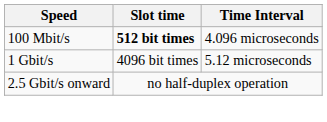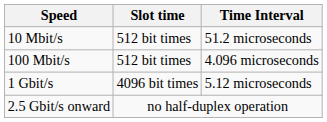+ row: (35, 38)
(156, 38) bold -> (154, 60) normal
